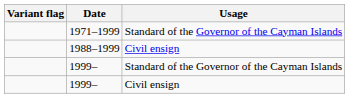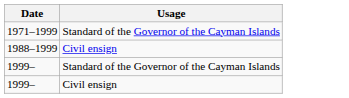- column: (36, 13)
